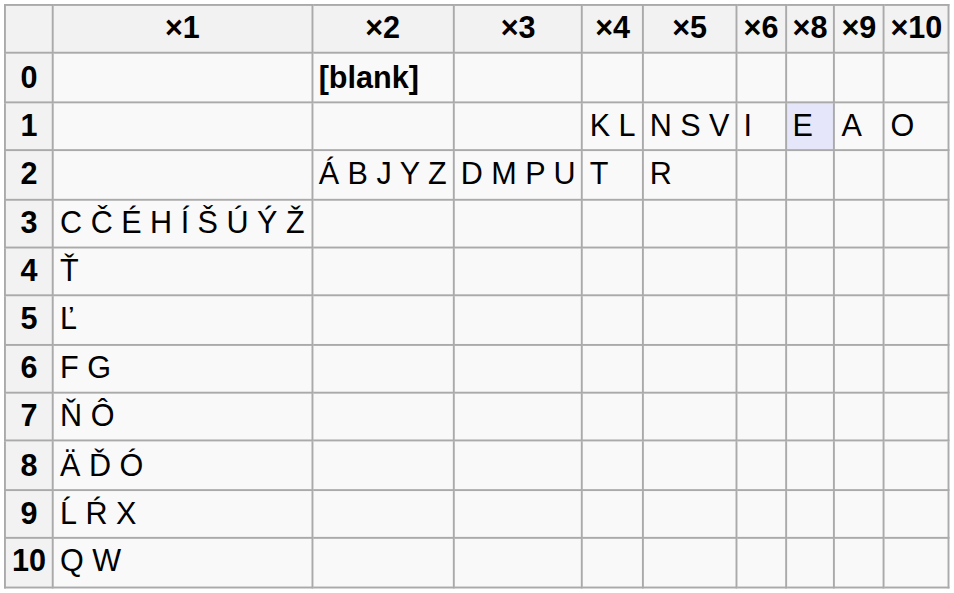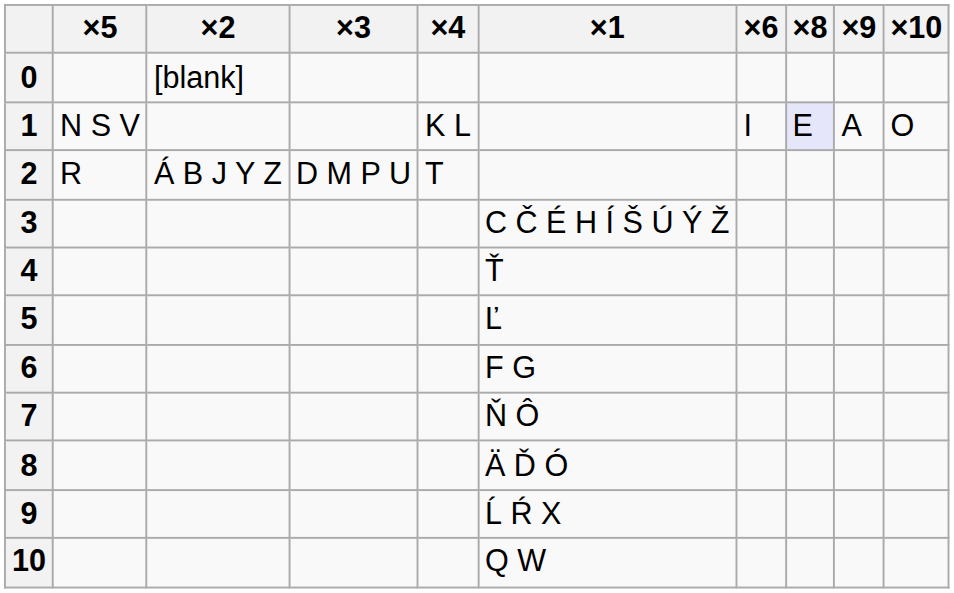columns swapped: (182, 28) <-> (690, 28)
(369, 77) bold -> (199, 77) normal
